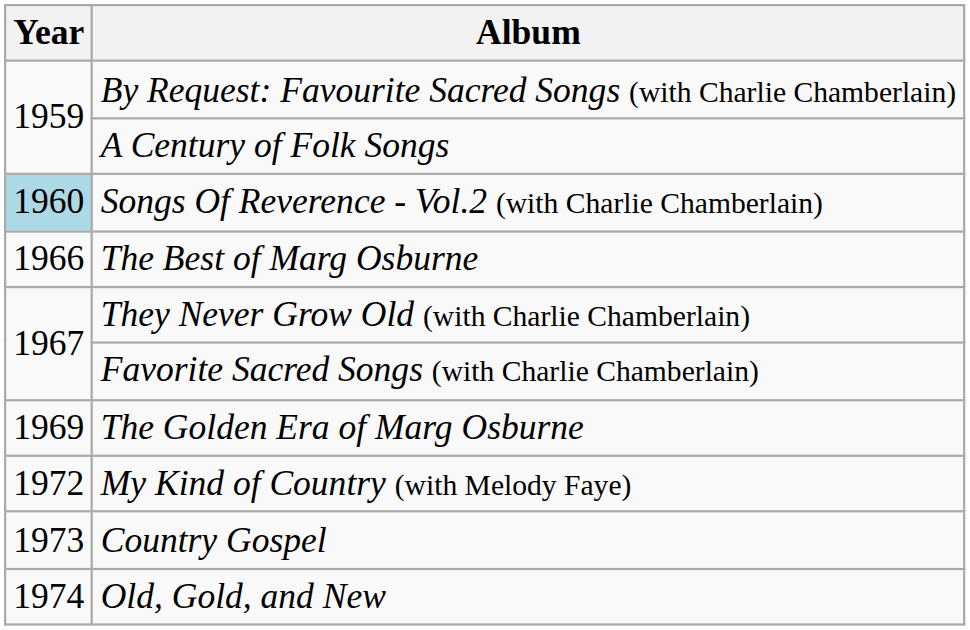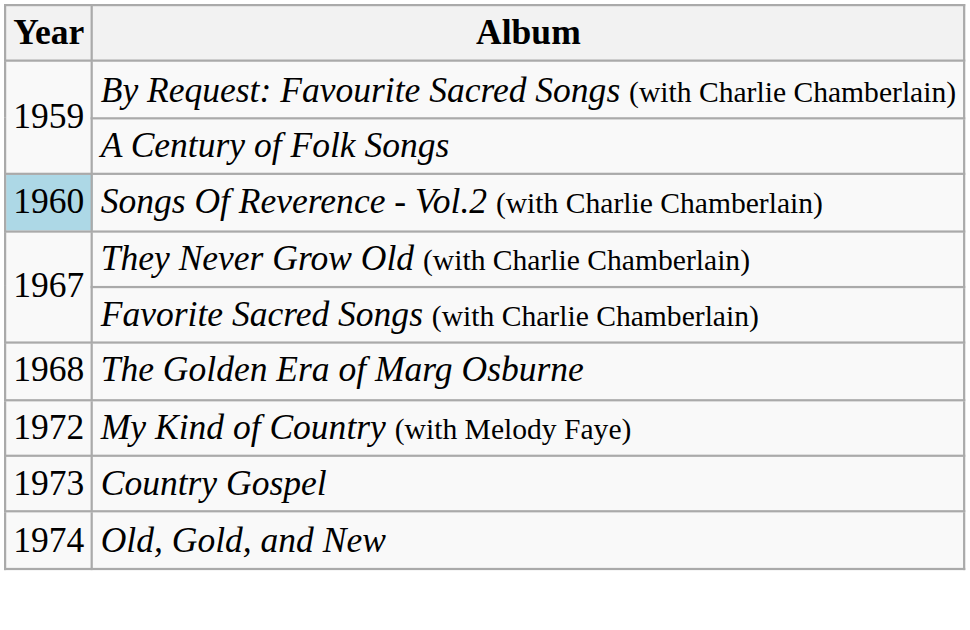- row: (289, 257)
(49, 426) 1969 -> (49, 370) 1968
